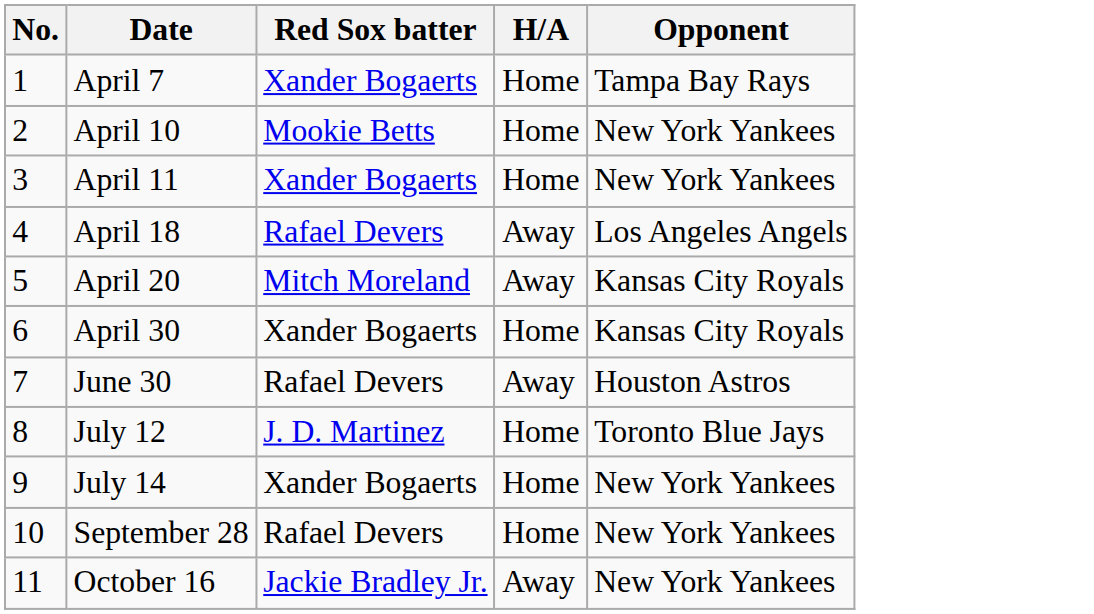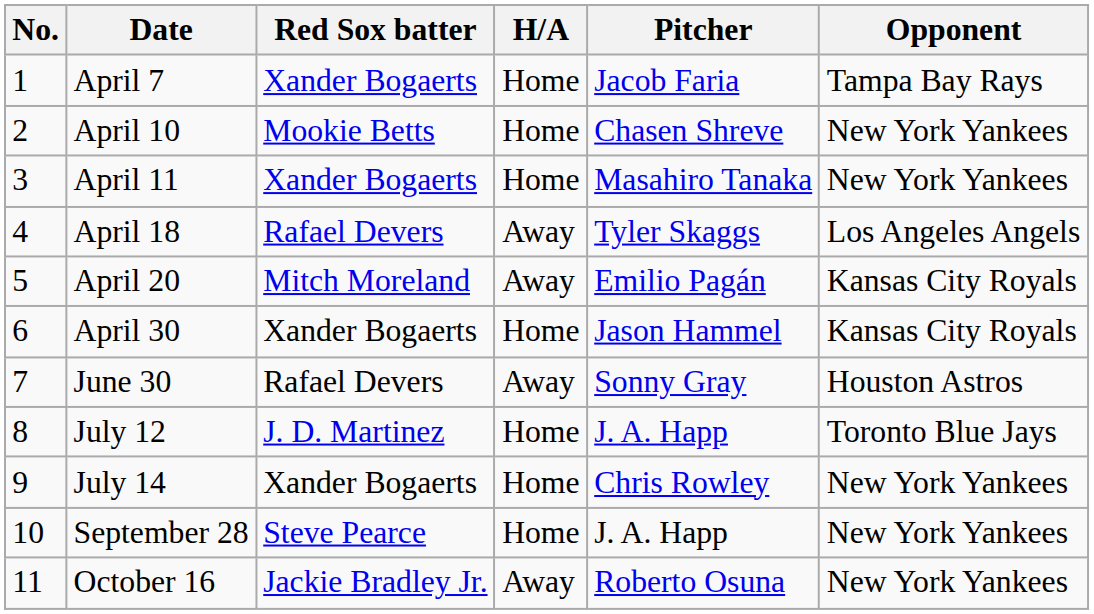+ column: (703, 29)
(353, 532) Rafael Devers -> (345, 532) Steve Pearce
